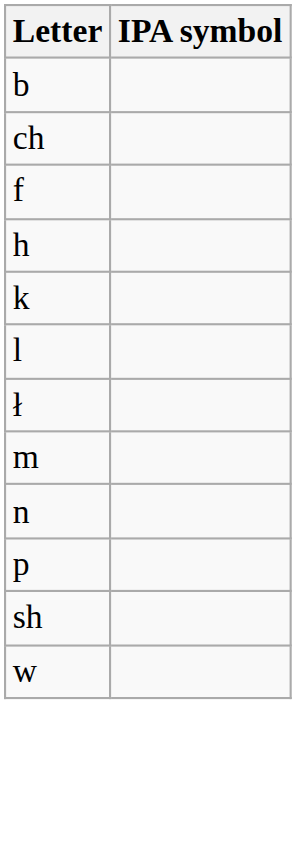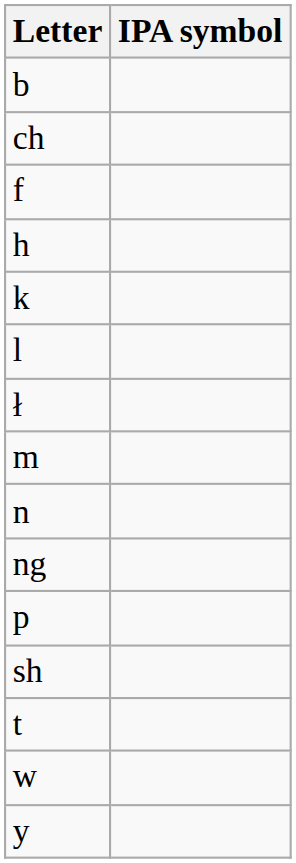+ row: (30, 564)
+ row: (17, 723)
+ row: (21, 830)
